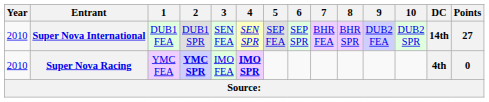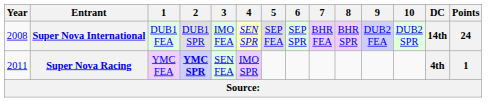(17, 35) 2010 -> (17, 35) 2008
(224, 35) SEN FEA -> (224, 35) IMO FEA
(468, 35) 27 -> (466, 35) 24
(17, 64) 2010 -> (17, 64) 2011
(224, 64) IMO FEA -> (224, 64) SEN FEA
(250, 64) bold -> (249, 64) normal
(468, 64) 0 -> (466, 64) 1
